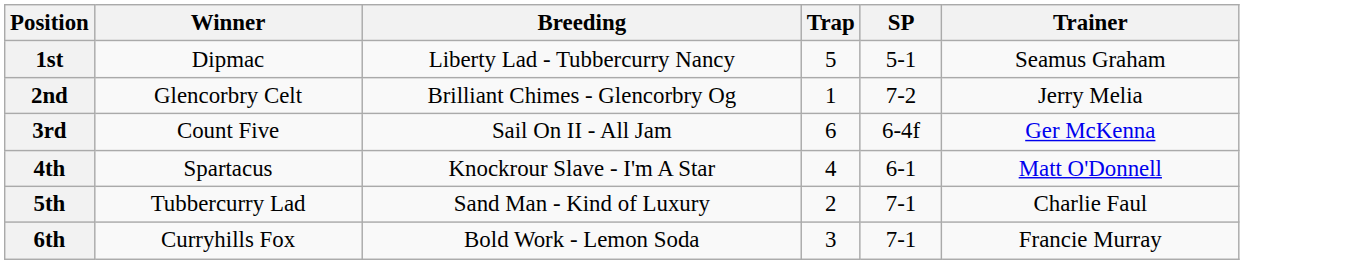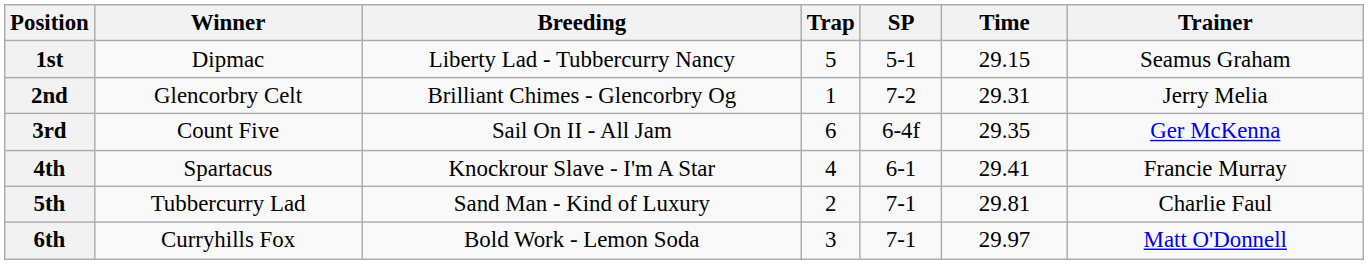+ column: (1005, 22)
(1090, 167) Matt O'Donnell -> (1215, 167) Francie Murray
(1090, 240) Francie Murray -> (1215, 240) Matt O'Donnell
